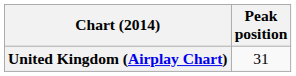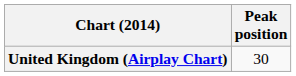(261, 58) 31 -> (261, 58) 30
